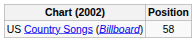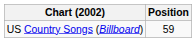(168, 29) 58 -> (168, 29) 59
